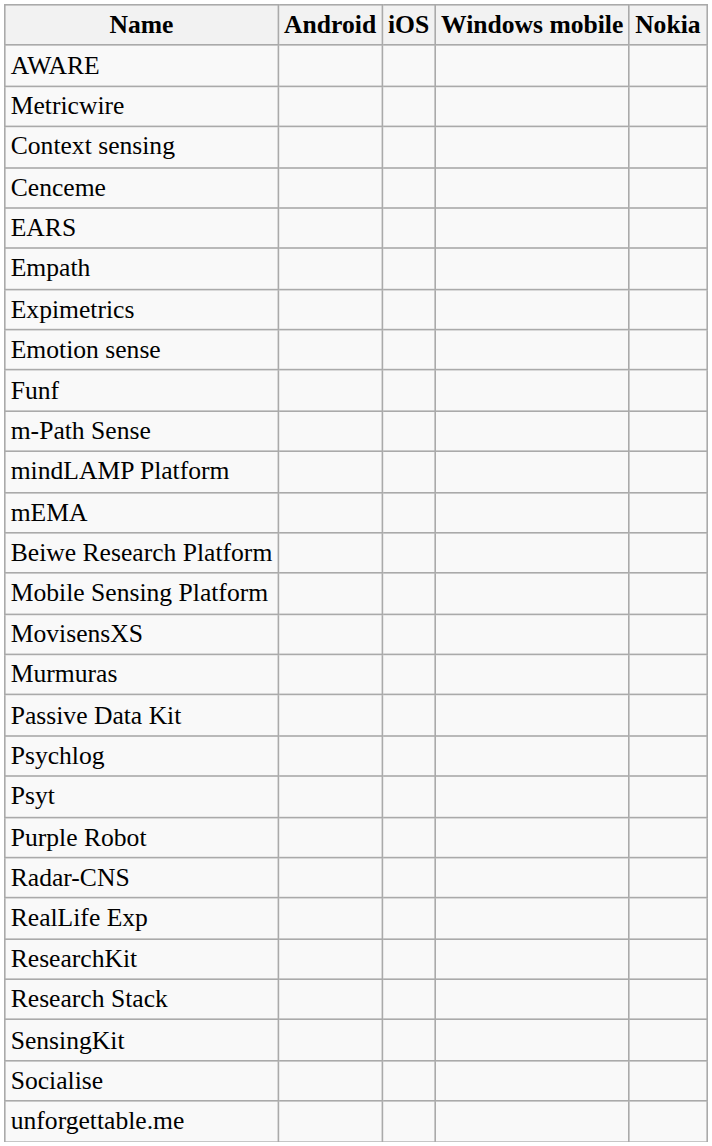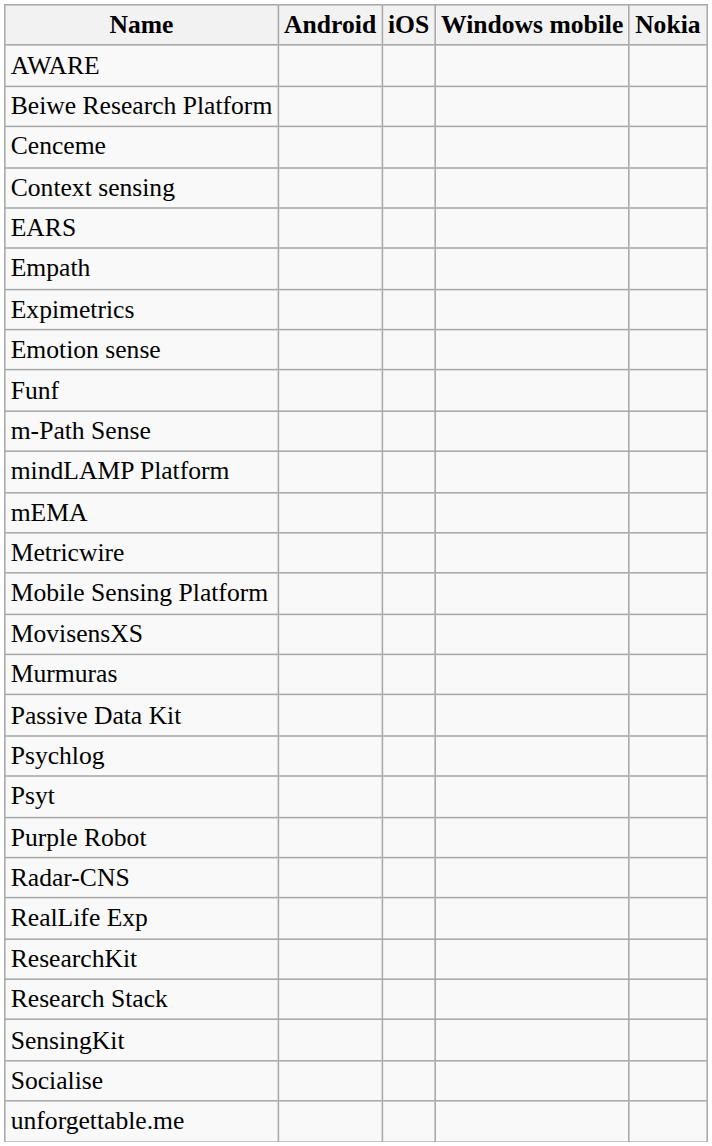rows swapped: (142, 552) <-> (68, 106)
rows swapped: (58, 187) <-> (93, 146)
